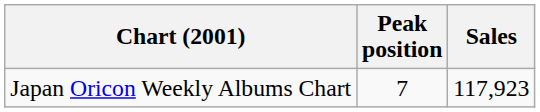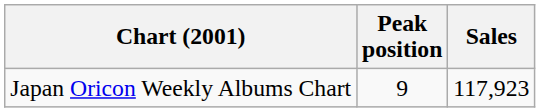(402, 87) 7 -> (402, 87) 9
